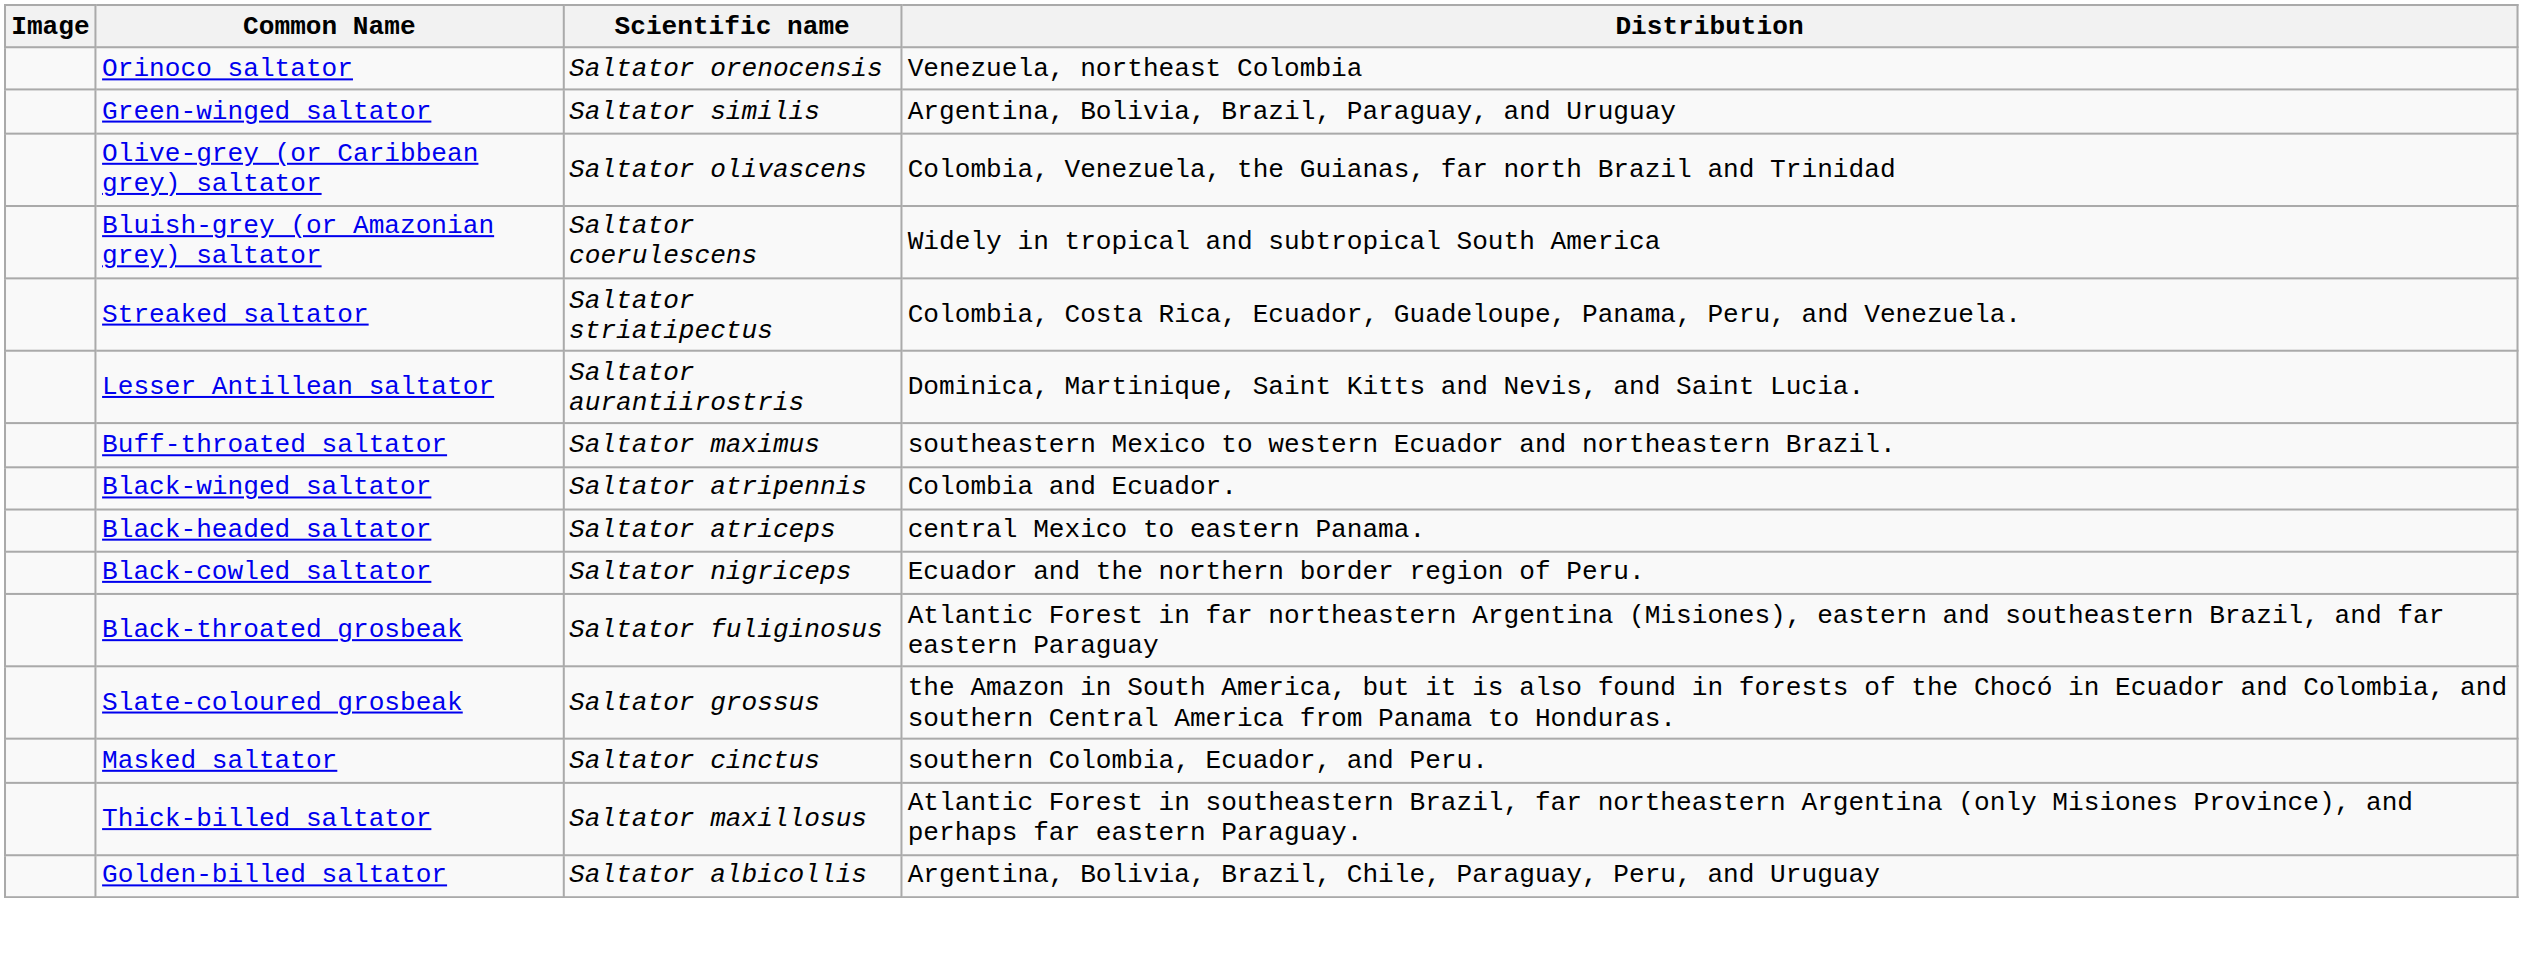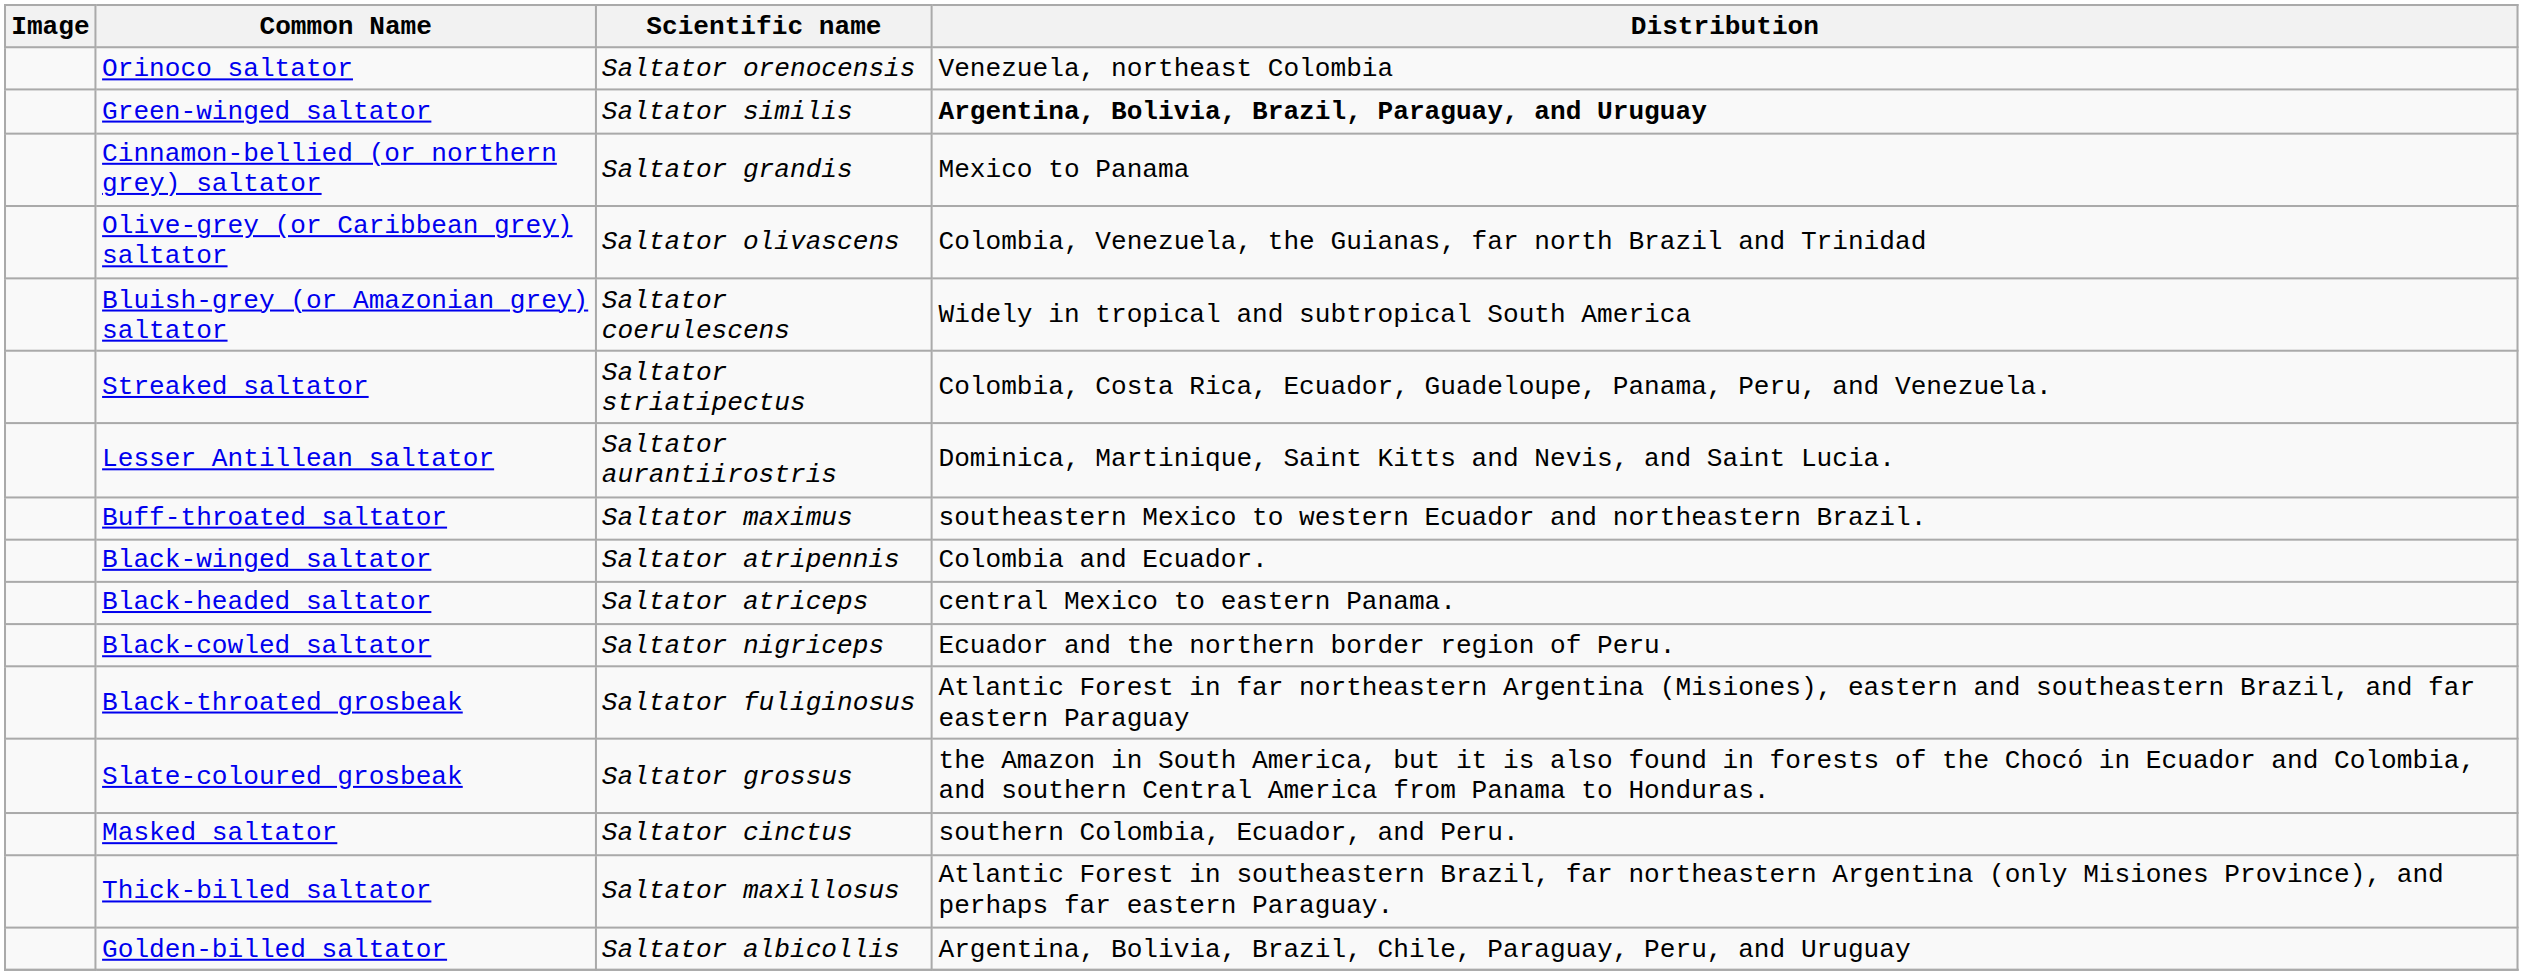(1292, 111) normal -> (1323, 111) bold
+ row: (329, 169)
